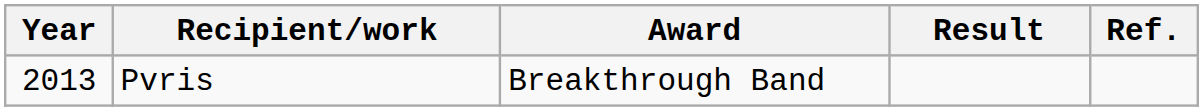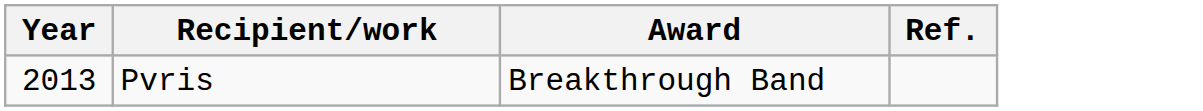- column: (989, 31)
